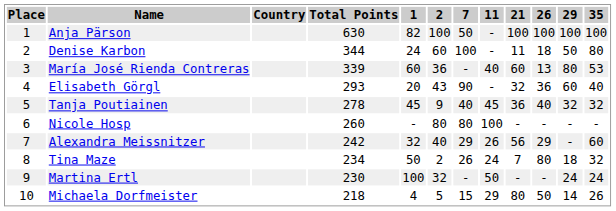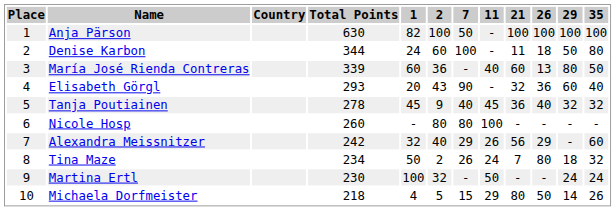(596, 69) 53 -> (596, 69) 50
